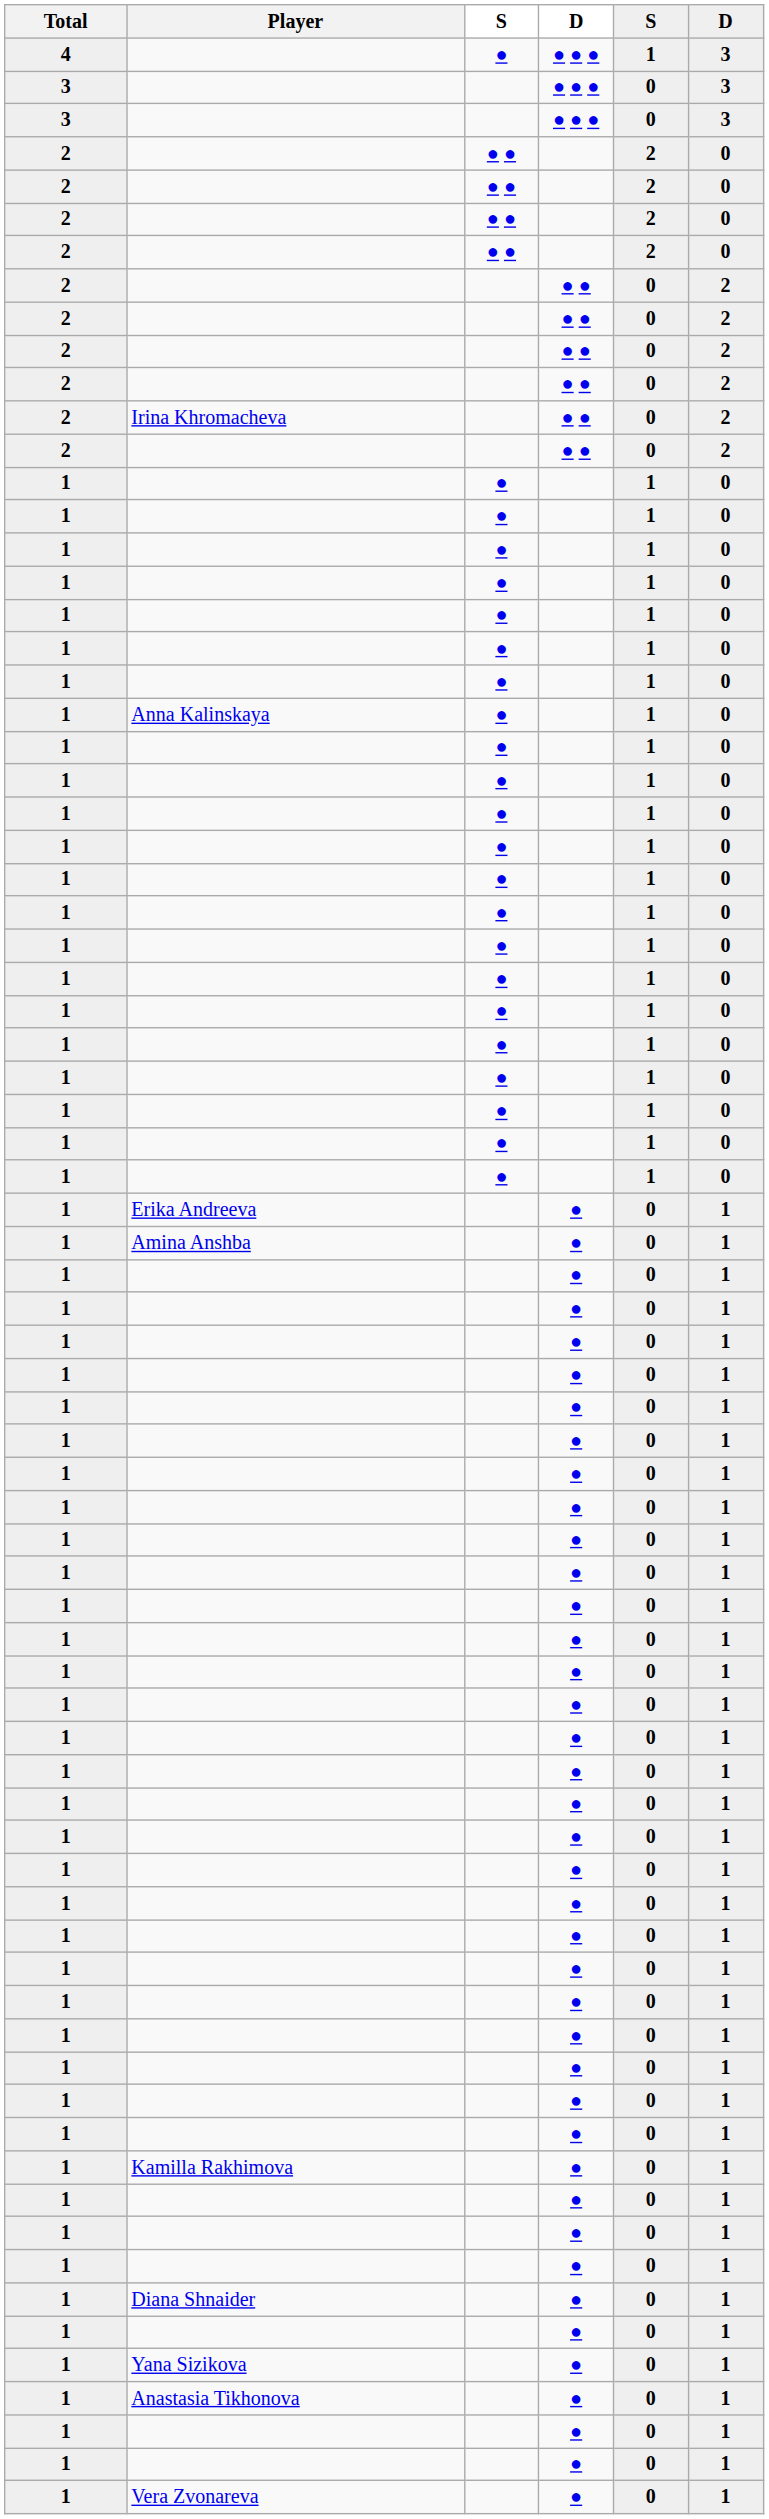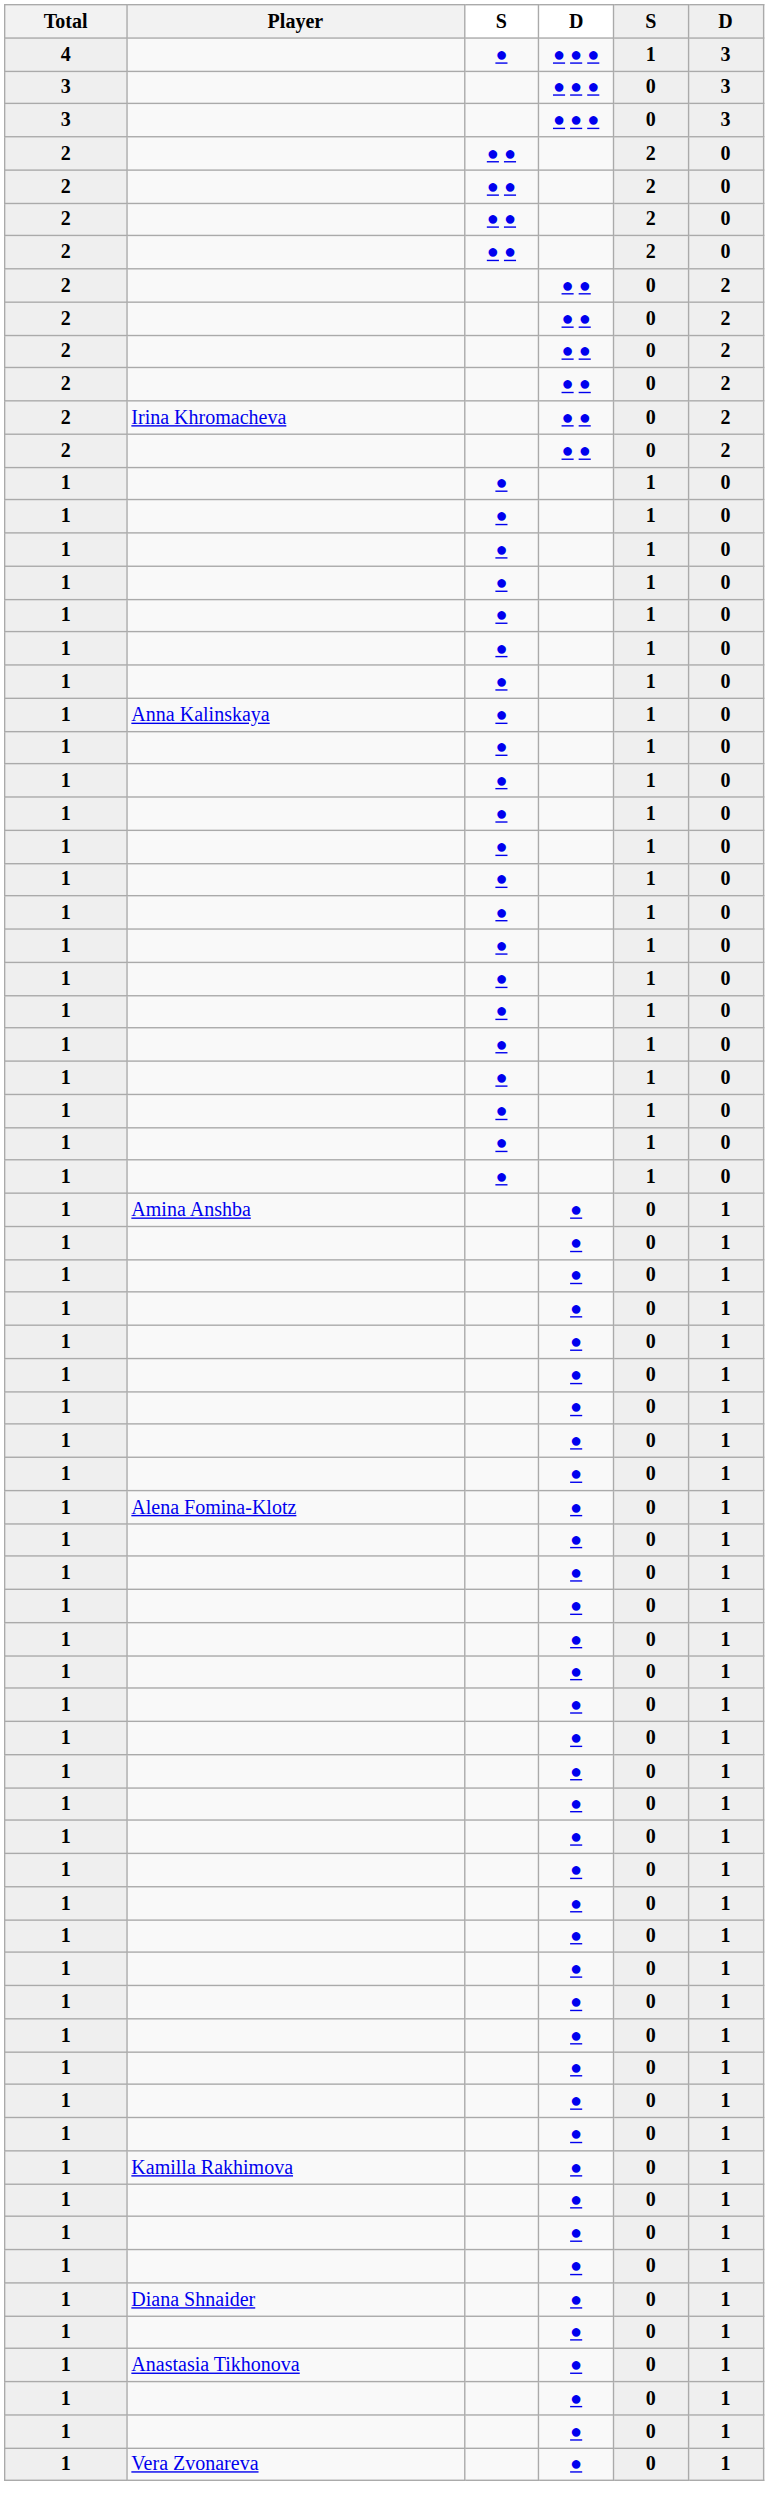- row: (66, 1209)
+ row: (66, 1506)
- row: (66, 2365)
